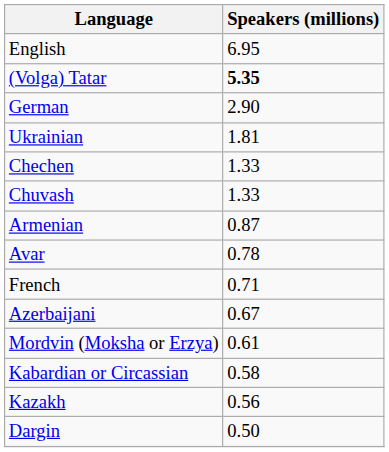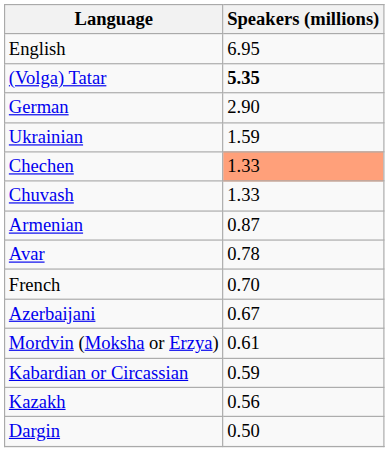(243, 136) 1.81 -> (243, 136) 1.59
(243, 166) no background -> (243, 166) lightsalmon background
(243, 284) 0.71 -> (243, 284) 0.70
(243, 372) 0.58 -> (243, 372) 0.59
